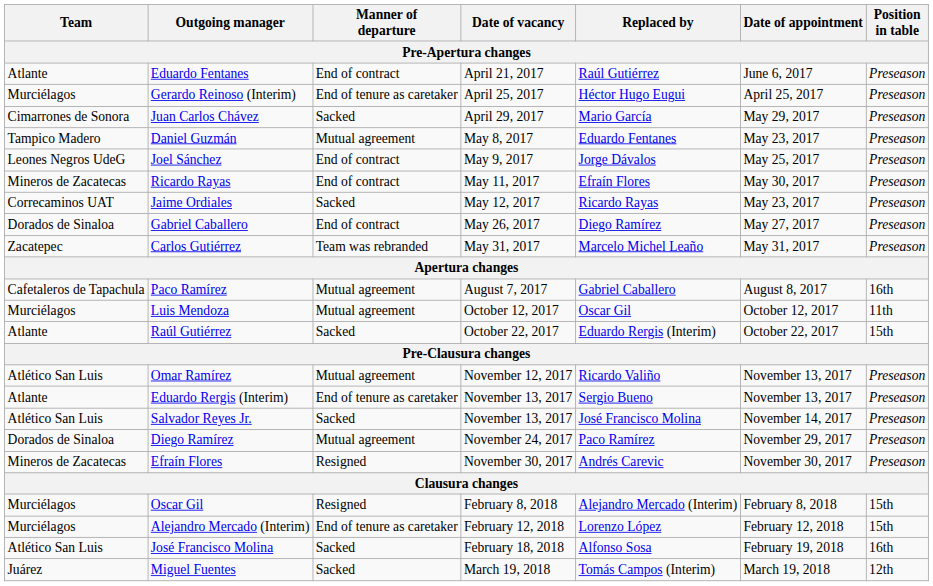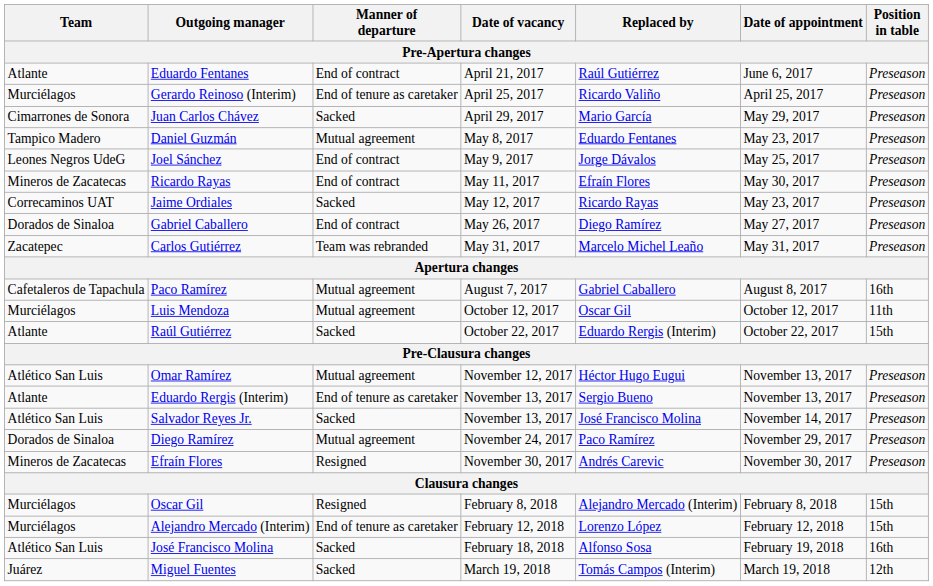(632, 95) Héctor Hugo Eugui -> (619, 95) Ricardo Valiño
(619, 375) Ricardo Valiño -> (632, 375) Héctor Hugo Eugui
